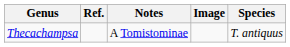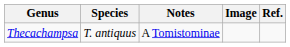columns swapped: (257, 13) <-> (94, 13)
